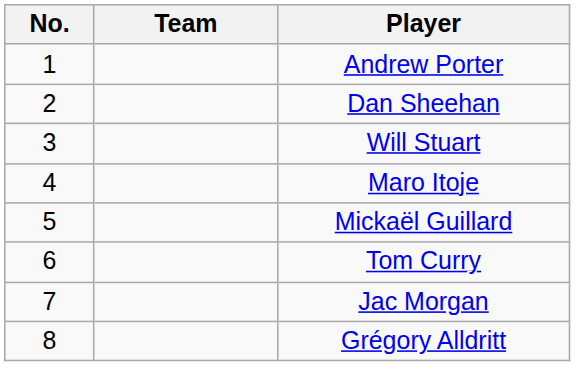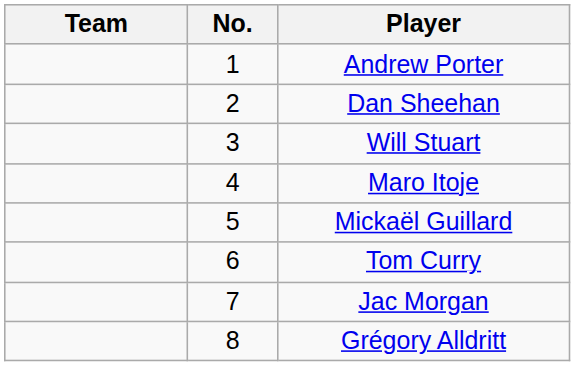columns swapped: (50, 24) <-> (186, 24)
